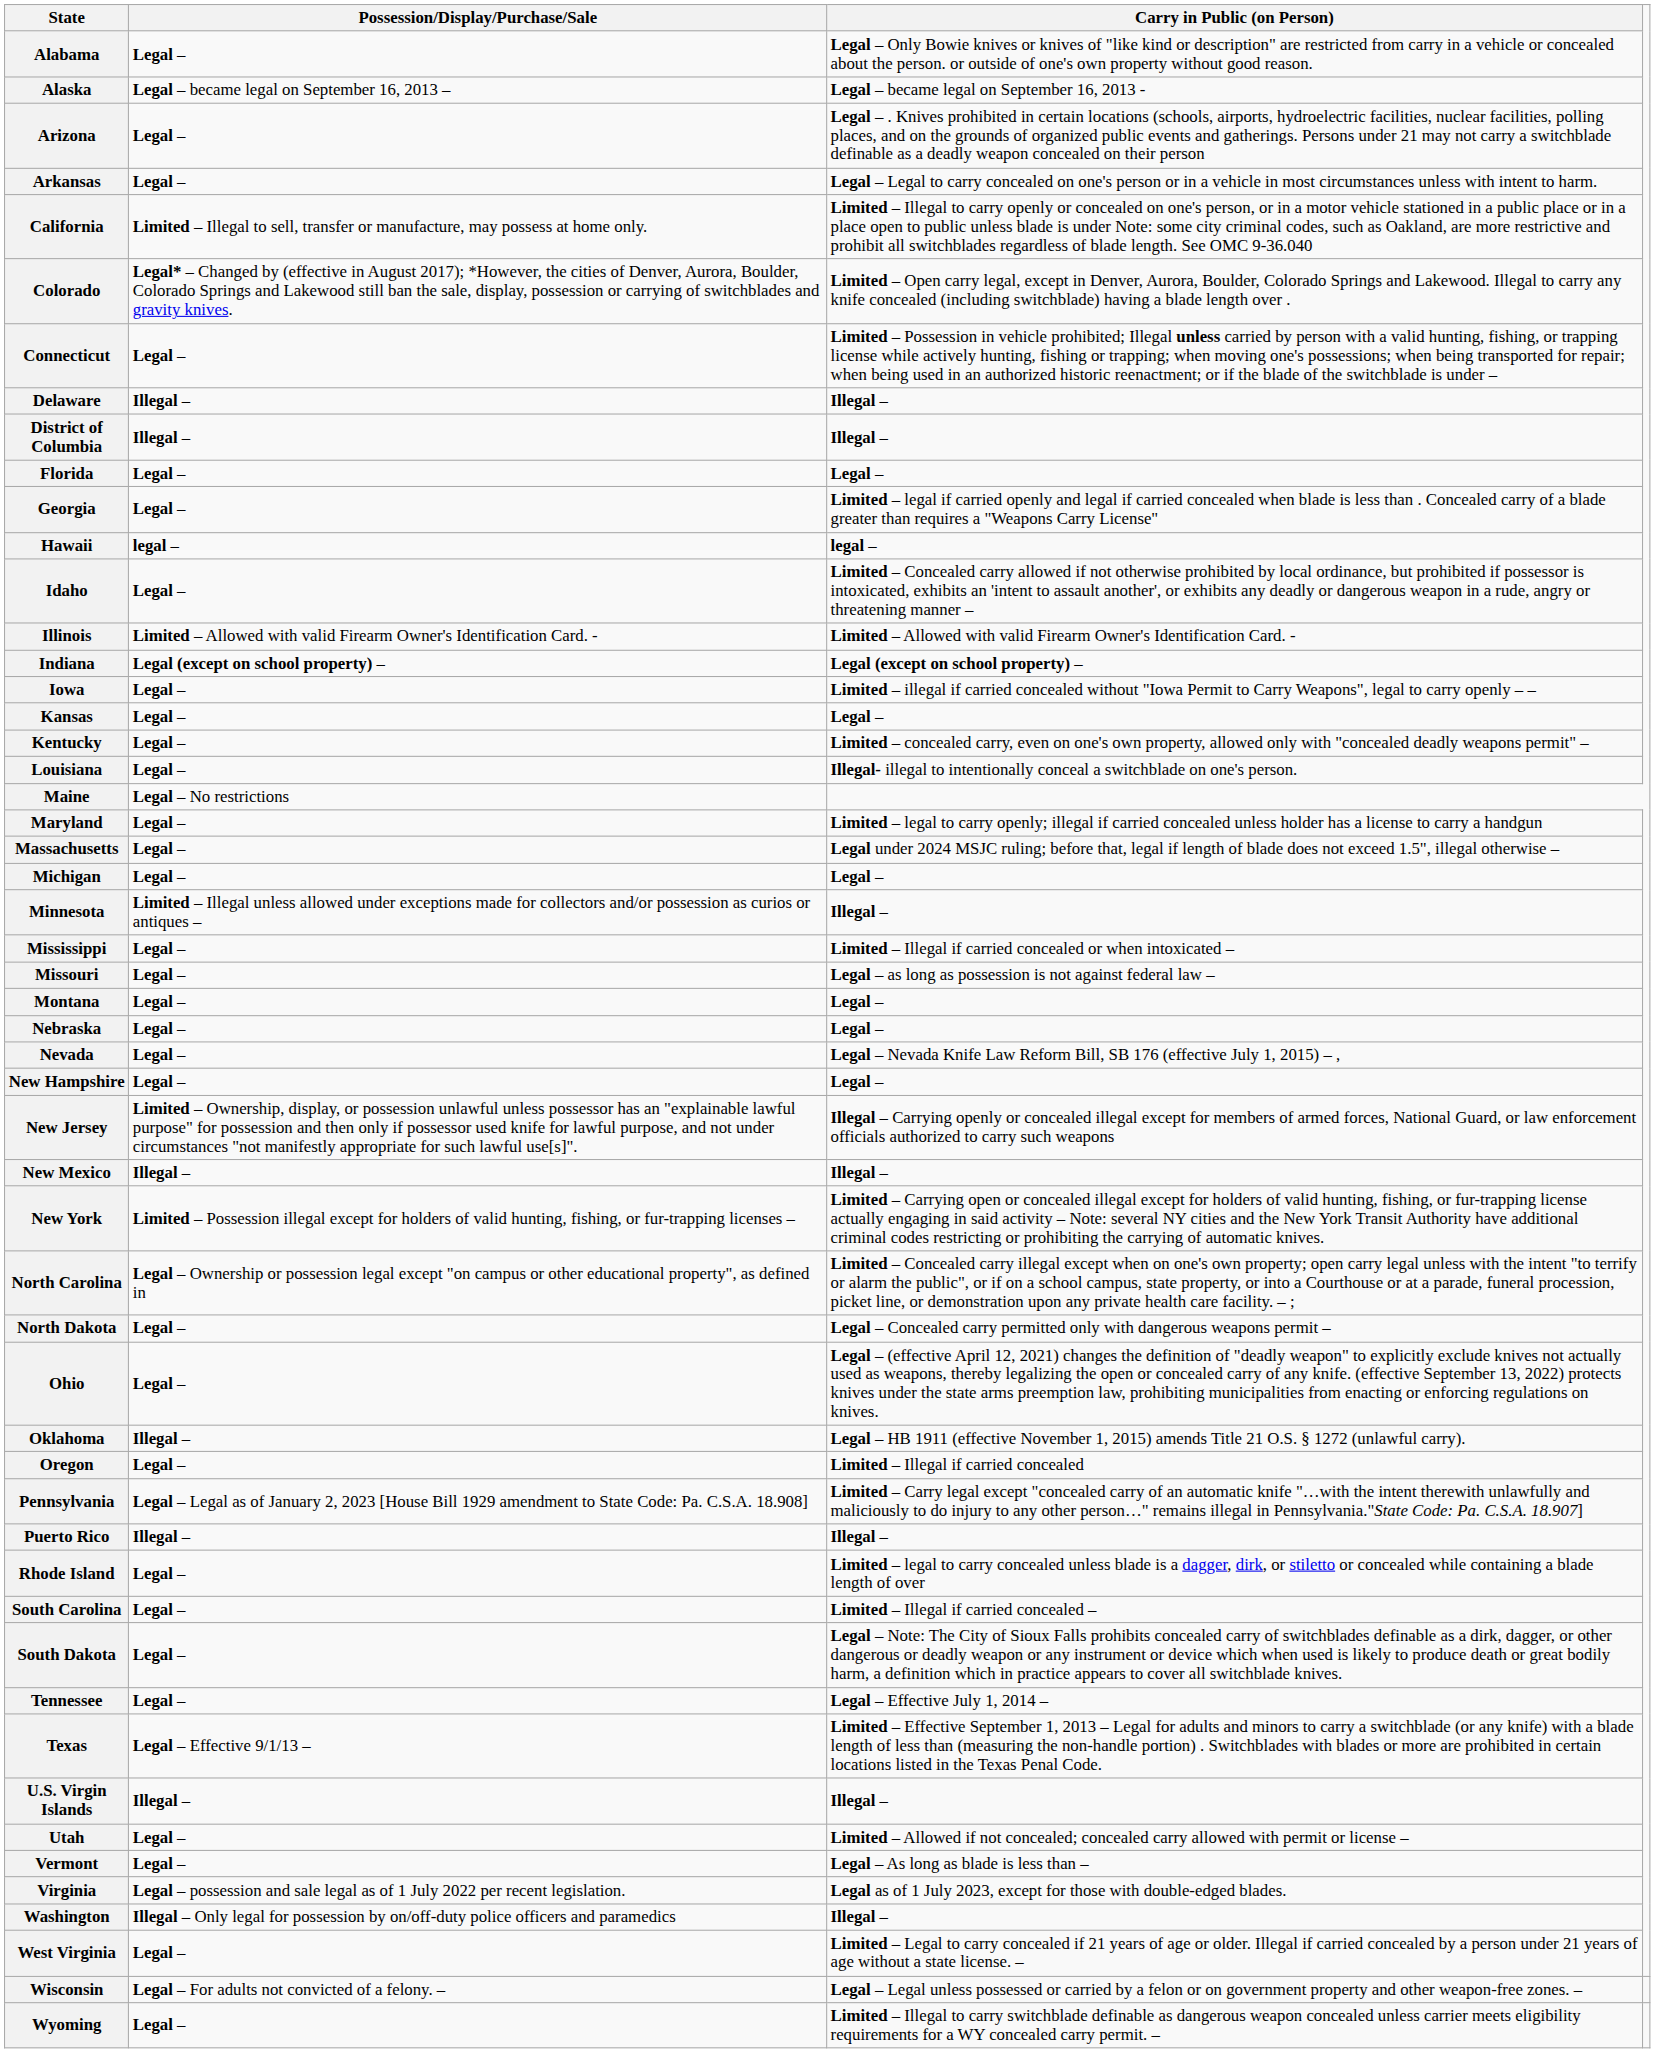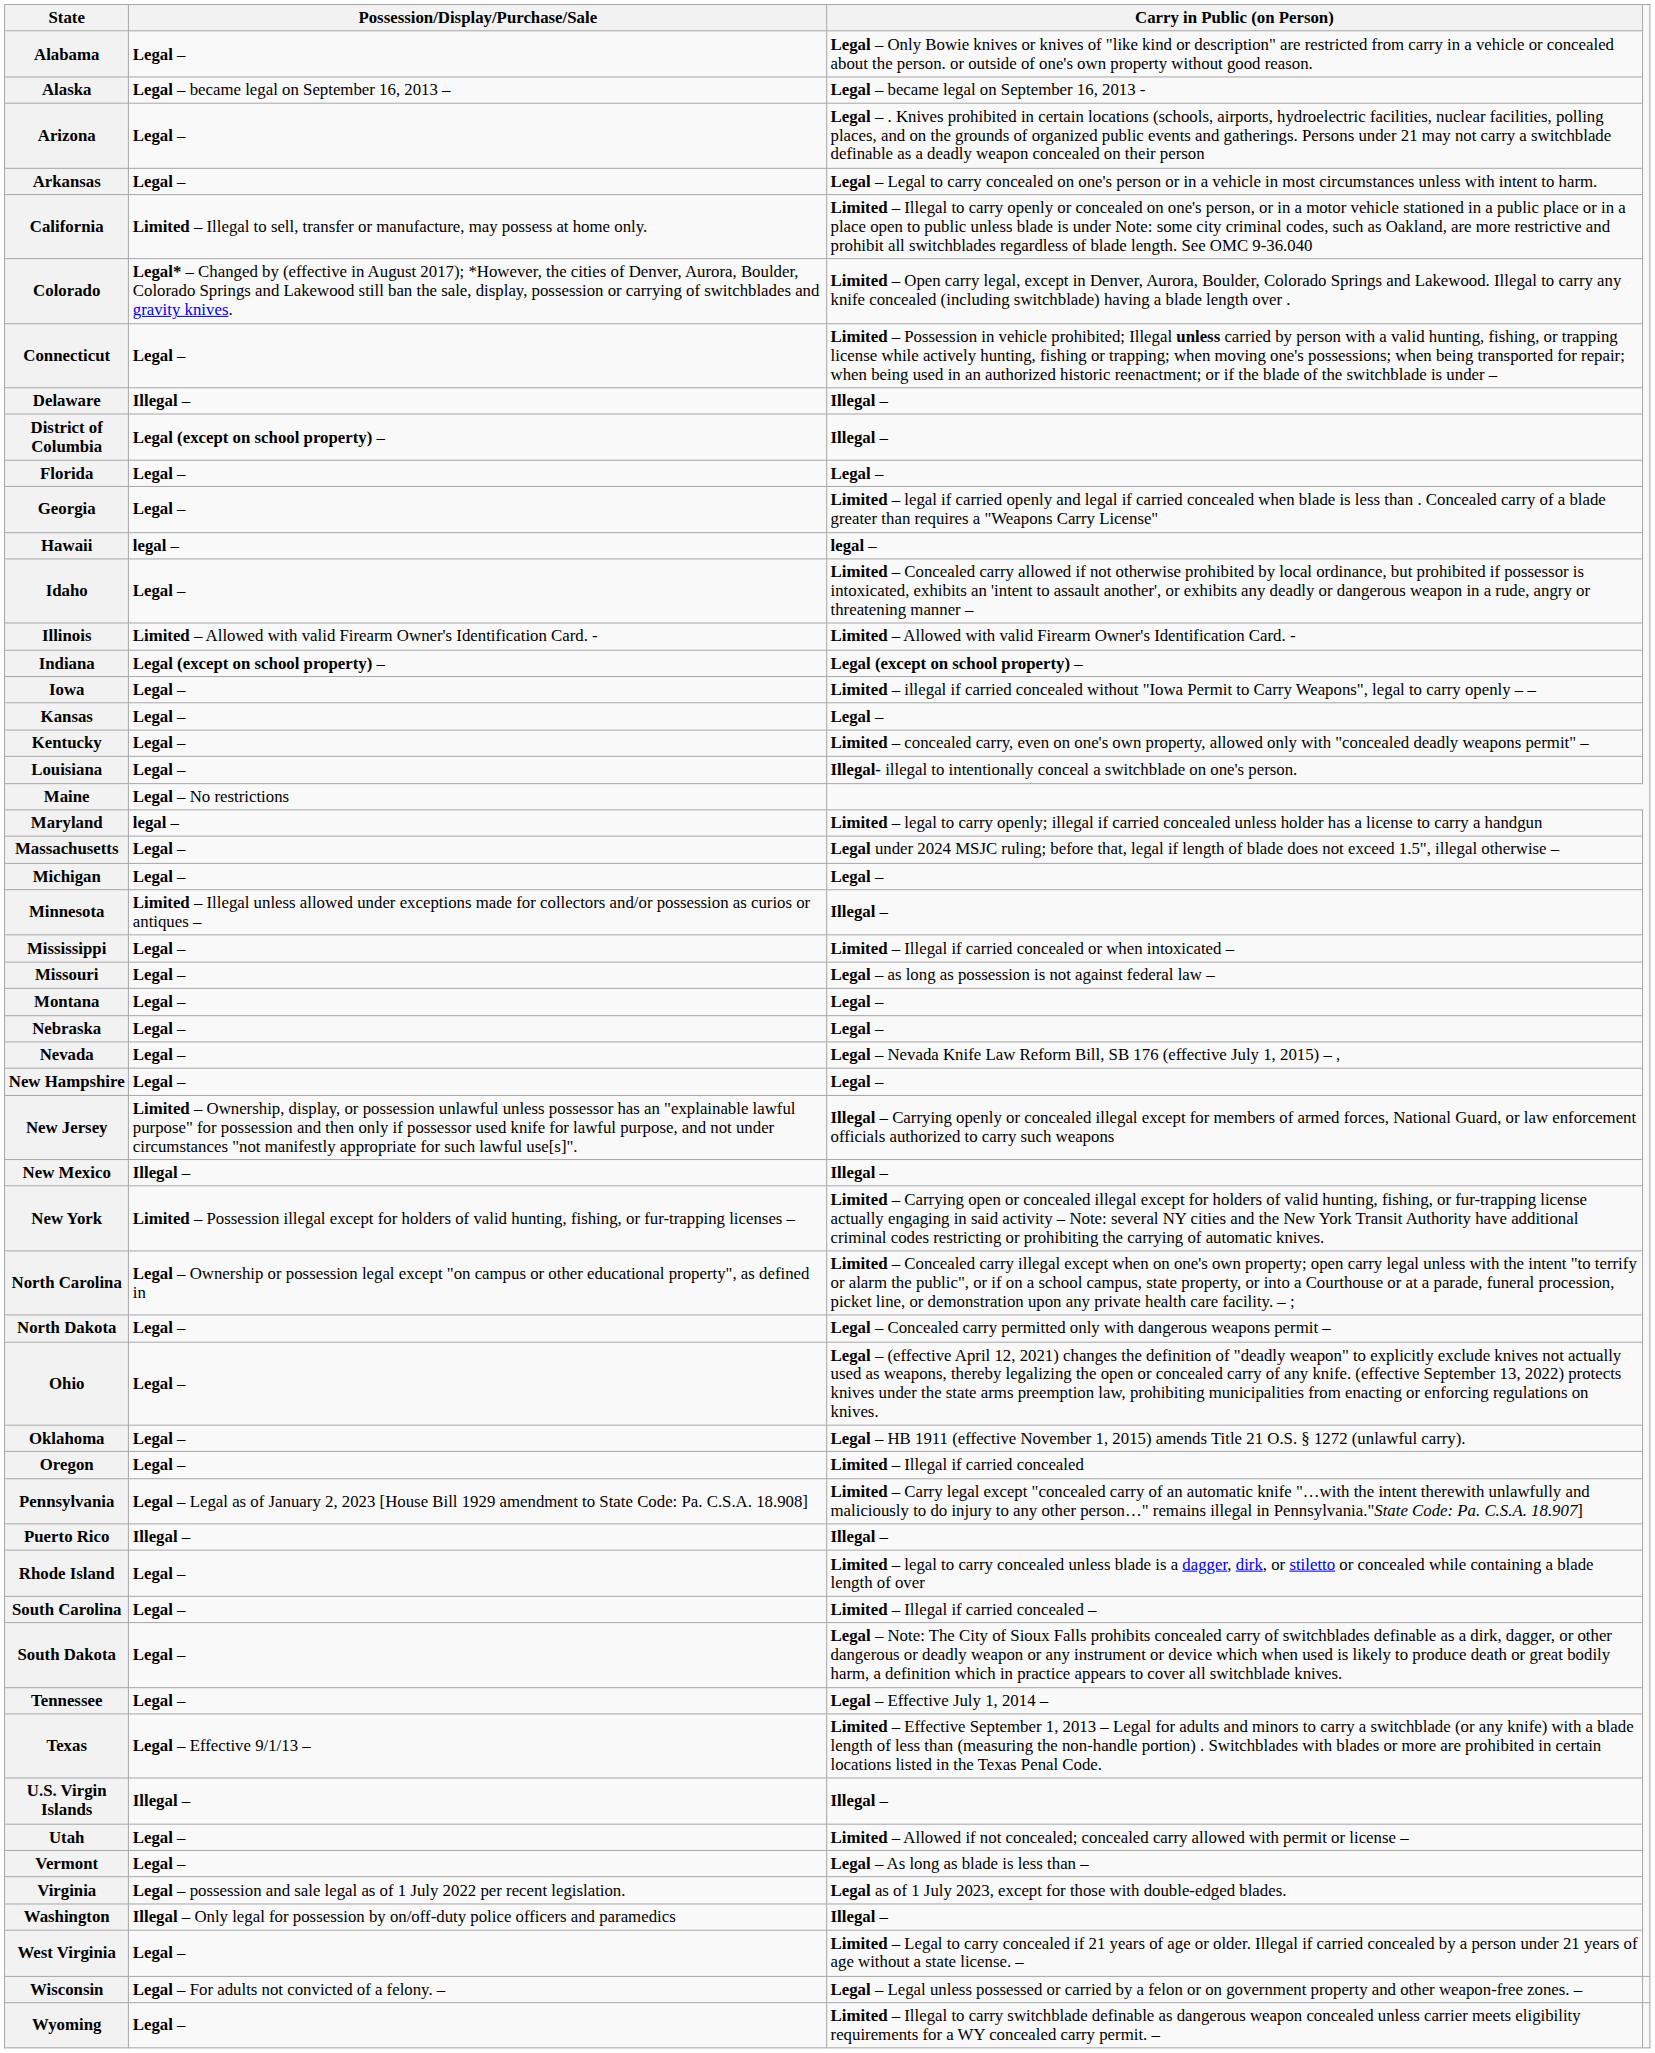(161, 437) Illegal – -> (259, 437) Legal (except on school property) –
(159, 823) Legal – -> (156, 823) legal –
(161, 1438) Illegal – -> (159, 1438) Legal –
